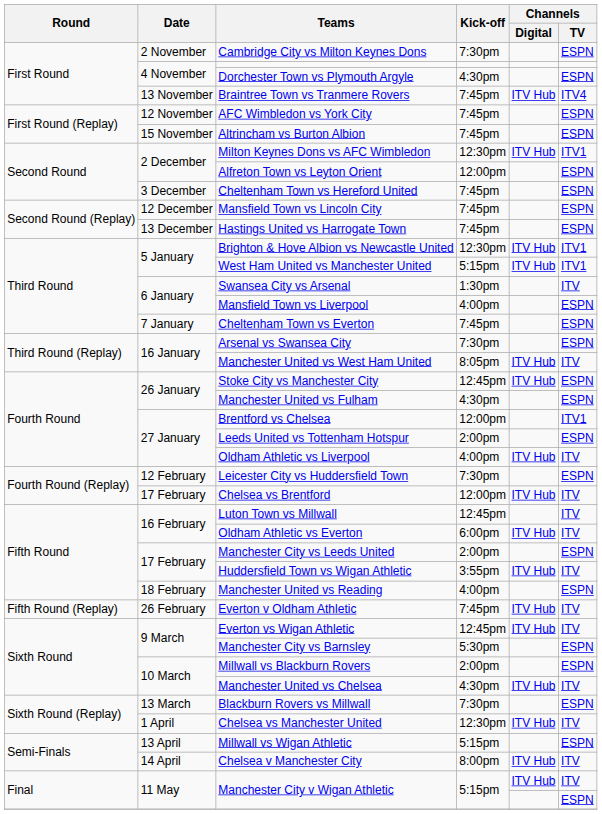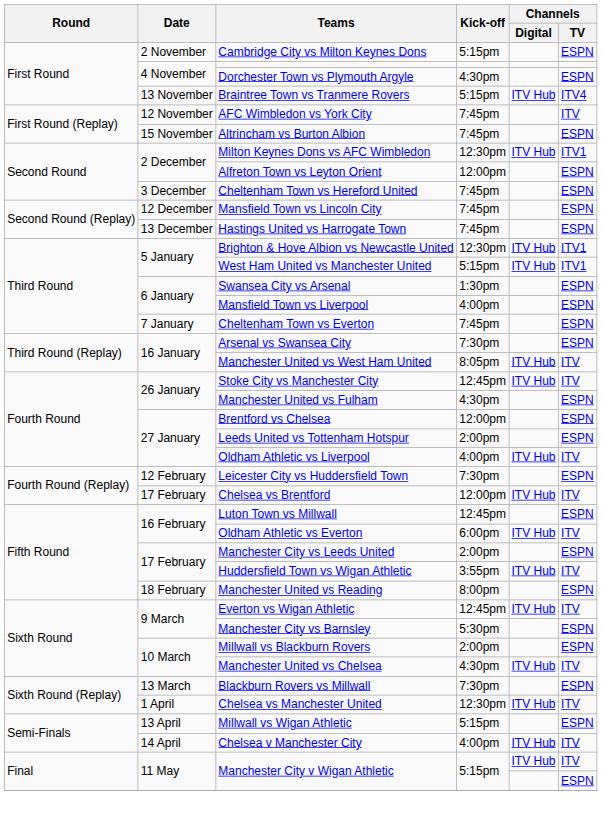(479, 52) 7:30pm -> (479, 52) 5:15pm
(479, 95) 7:45pm -> (479, 95) 5:15pm
(577, 114) ESPN -> (570, 114) ITV
(570, 285) ITV -> (577, 285) ESPN
(577, 381) ESPN -> (570, 381) ITV
(574, 419) ITV1 -> (577, 419) ESPN
(570, 514) ITV -> (577, 514) ESPN
(479, 590) 4:00pm -> (479, 590) 8:00pm
- row: (173, 609)
(479, 761) 8:00pm -> (479, 742) 4:00pm
